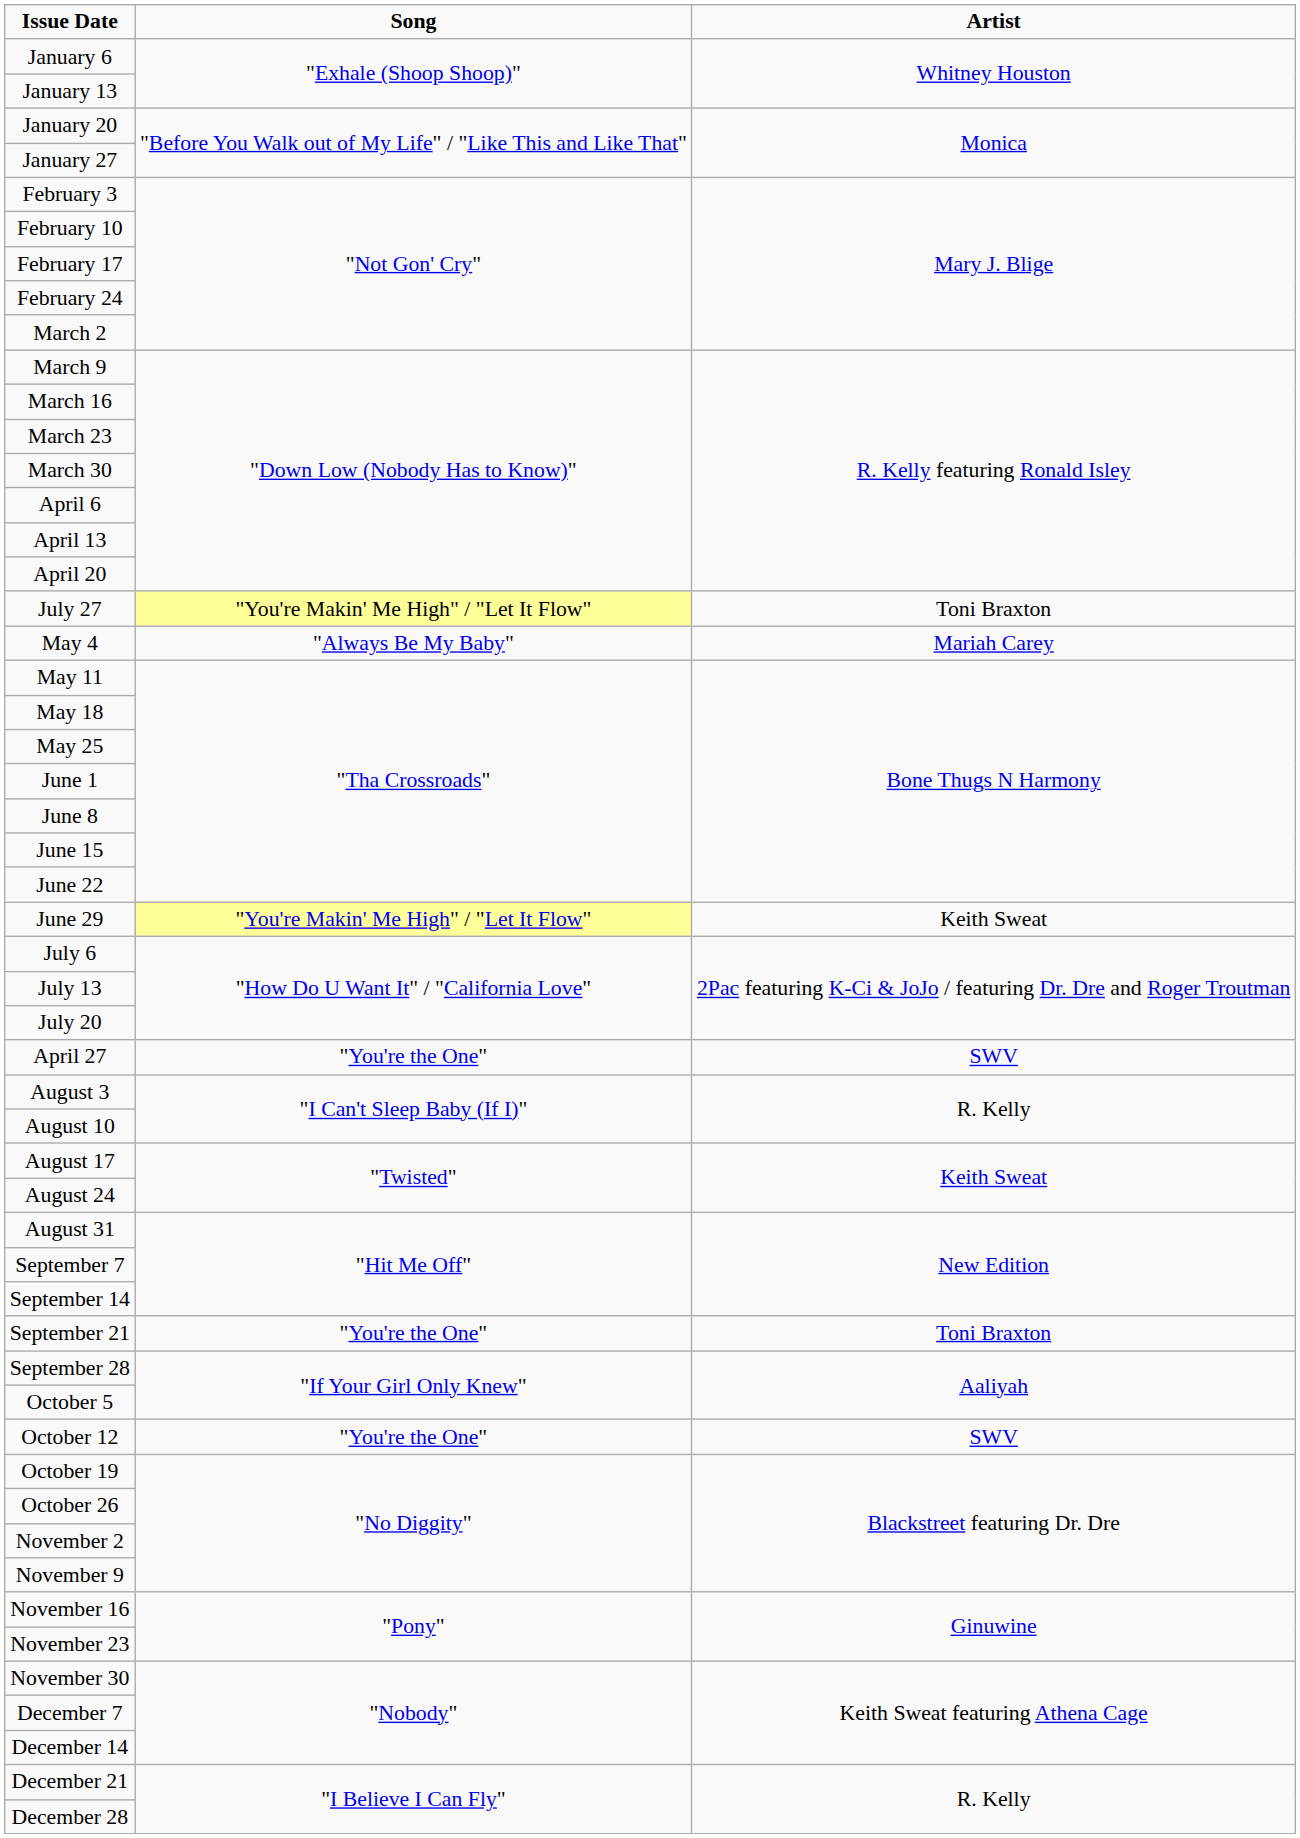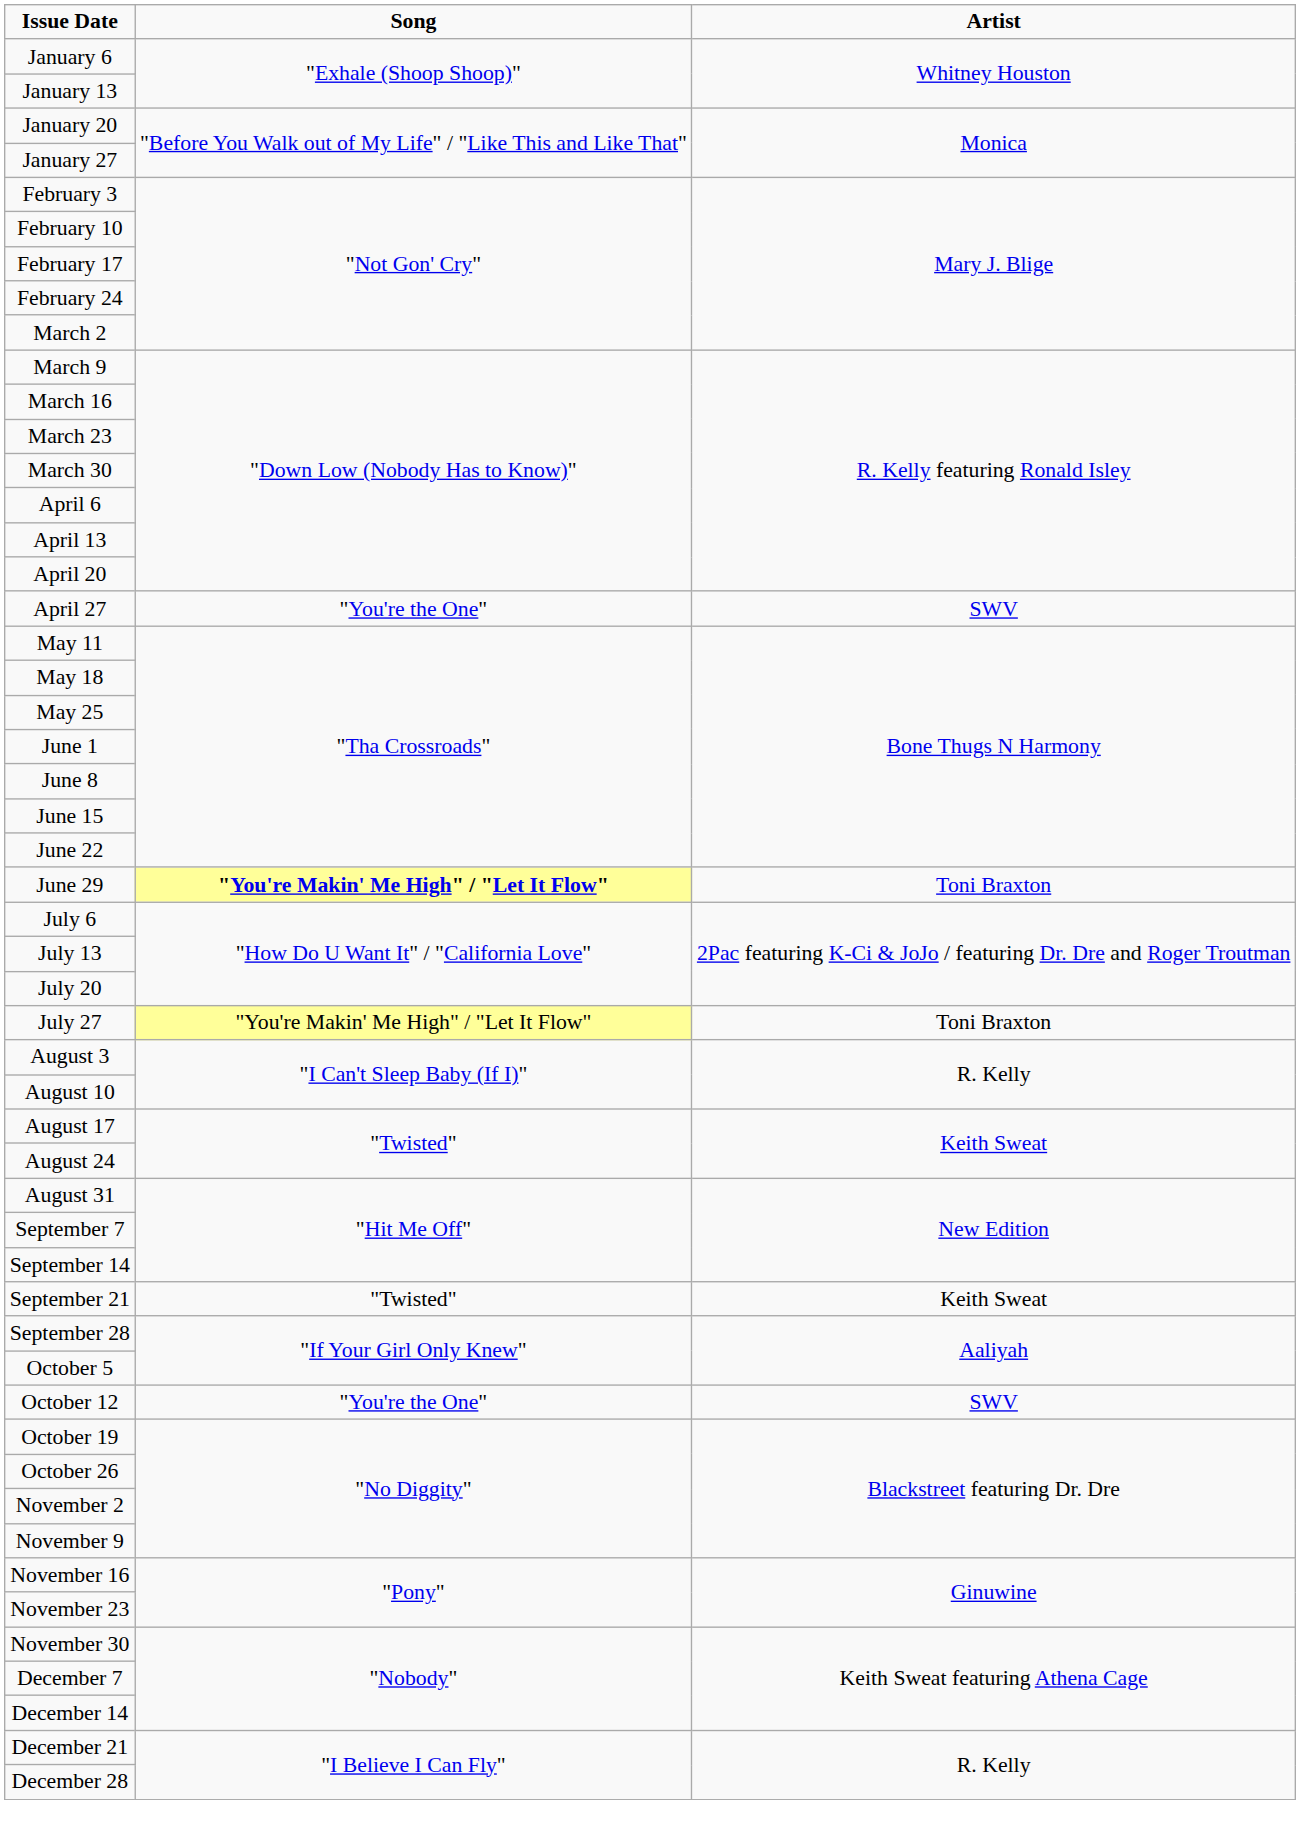rows swapped: (70, 1057) <-> (70, 608)
- row: (70, 642)
(413, 919) normal -> (413, 884) bold
(994, 919) Keith Sweat -> (994, 884) Toni Braxton
(413, 1333) "You're the One" -> (413, 1298) "Twisted"
(994, 1333) Toni Braxton -> (994, 1298) Keith Sweat
